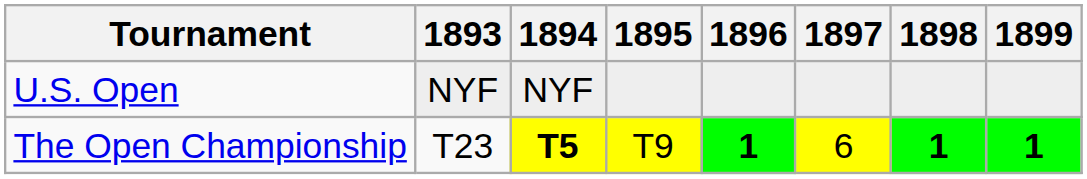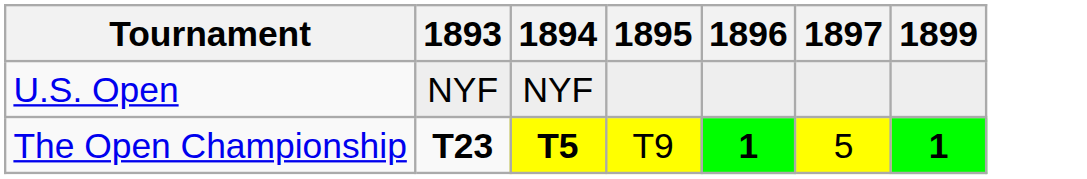- column: (939, 33)
(463, 146) normal -> (463, 146) bold
(843, 146) 6 -> (843, 146) 5
